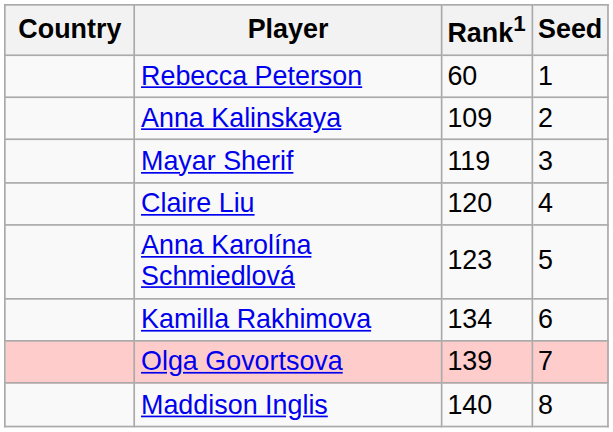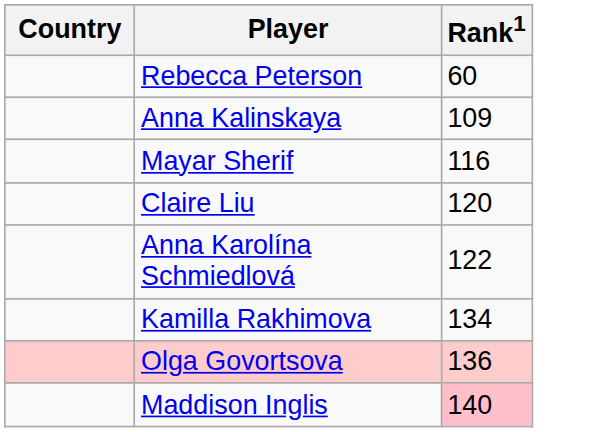- column: (570, 29)
(469, 160) 119 -> (469, 160) 116
(470, 261) 123 -> (470, 261) 122
(470, 361) 139 -> (470, 361) 136
(470, 404) no background -> (470, 404) pink background
